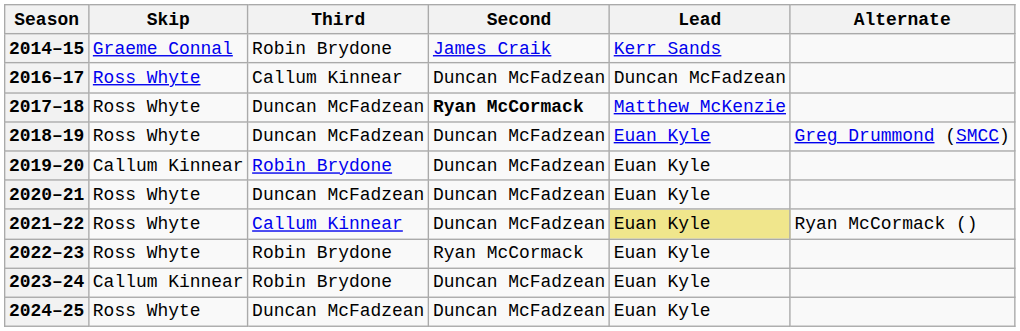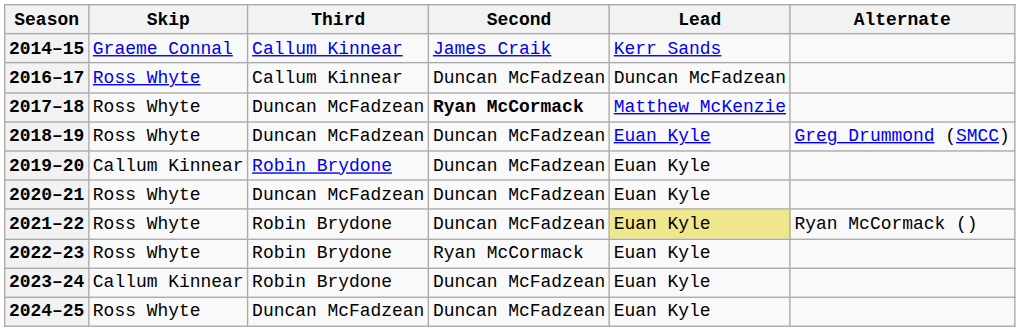(322, 49) Robin Brydone -> (327, 49) Callum Kinnear
(327, 224) Callum Kinnear -> (322, 224) Robin Brydone
